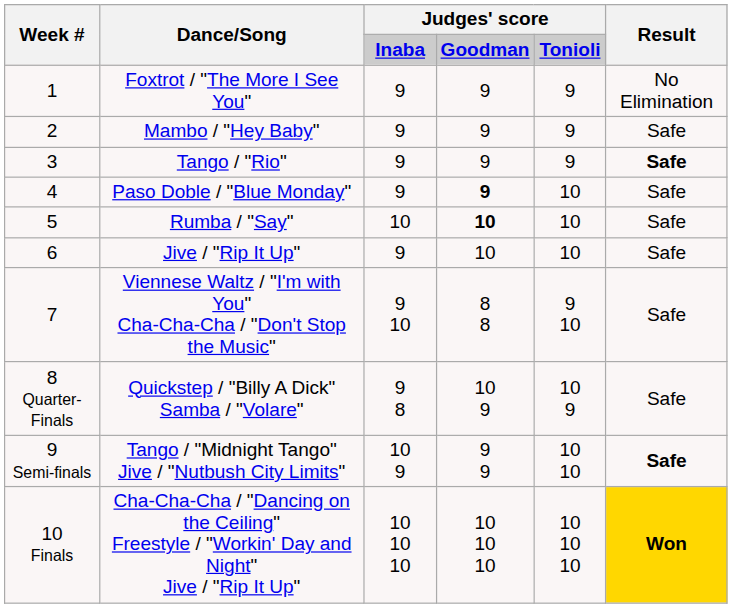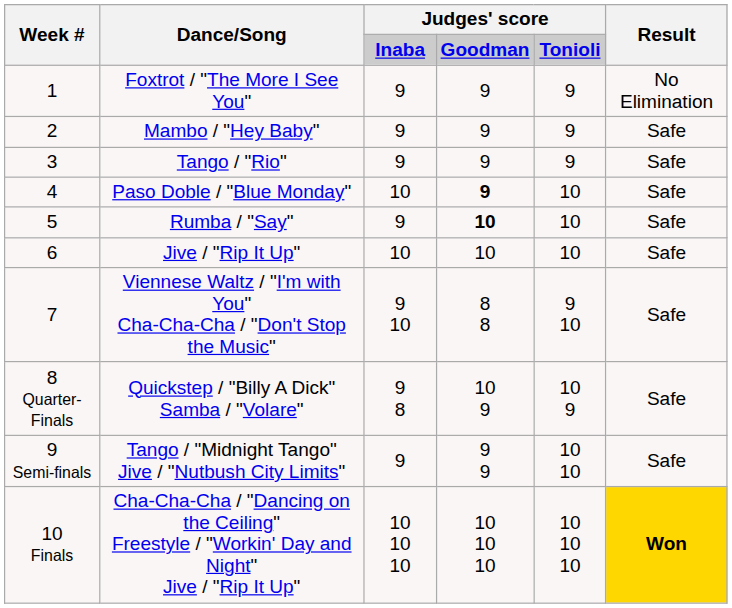(667, 161) bold -> (667, 161) normal
(400, 191) 9 -> (400, 191) 10
(400, 222) 10 -> (400, 222) 9
(400, 252) 9 -> (400, 252) 10
(400, 460) 10 9 -> (400, 460) 9
(667, 460) bold -> (667, 460) normal
